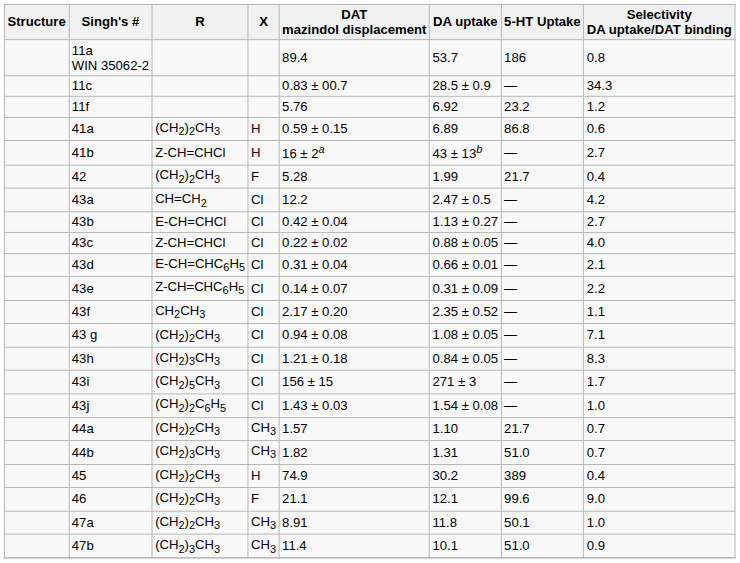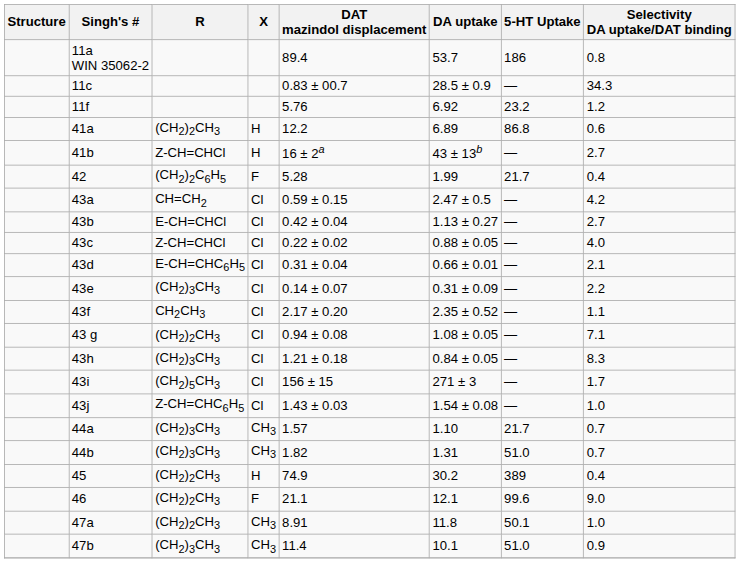(315, 128) 0.59 ± 0.15 -> (295, 128) 12.2
(188, 177) (CH2)2CH3 -> (191, 177) (CH2)2C6H5
(295, 200) 12.2 -> (315, 200) 0.59 ± 0.15
(200, 289) Z-CH=CHC6H5 -> (188, 289) (CH2)3CH3
(191, 406) (CH2)2C6H5 -> (200, 406) Z-CH=CHC6H5
(188, 429) (CH2)2CH3 -> (188, 429) (CH2)3CH3
